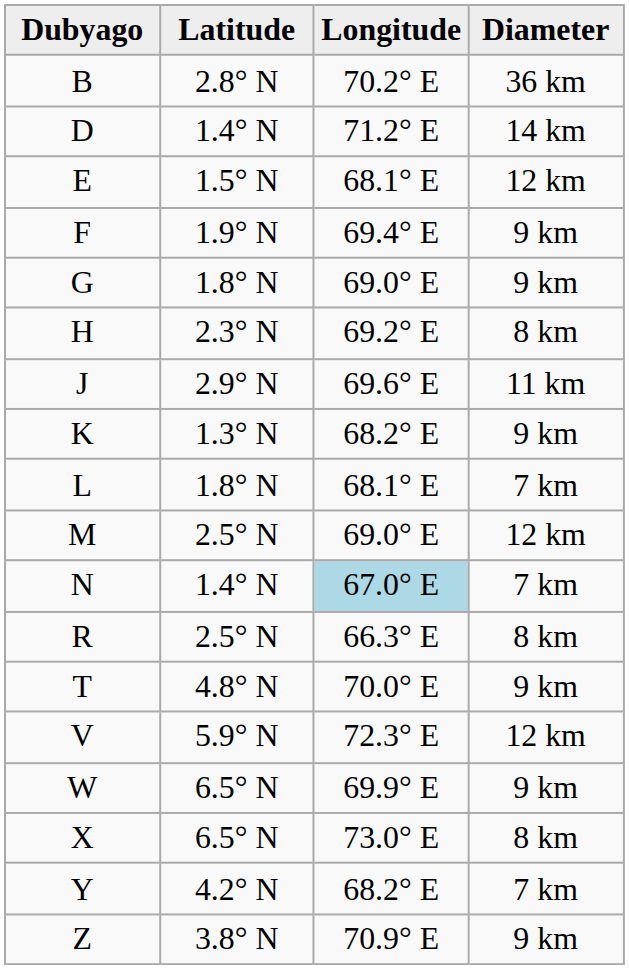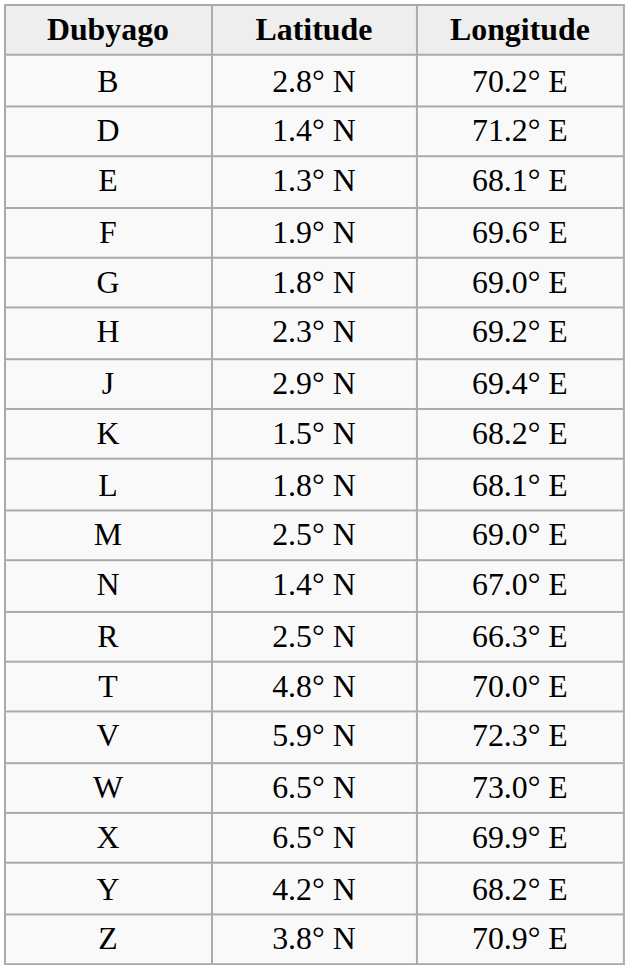- column: (546, 29)
(237, 181) 1.5° N -> (314, 181) 1.3° N
(391, 231) 69.4° E -> (520, 231) 69.6° E
(391, 383) 69.6° E -> (520, 383) 69.4° E
(237, 433) 1.3° N -> (314, 433) 1.5° N
(391, 585) lightblue background -> (520, 585) no background
(391, 787) 69.9° E -> (520, 787) 73.0° E
(391, 837) 73.0° E -> (520, 837) 69.9° E
